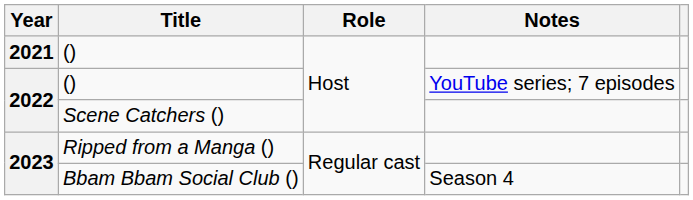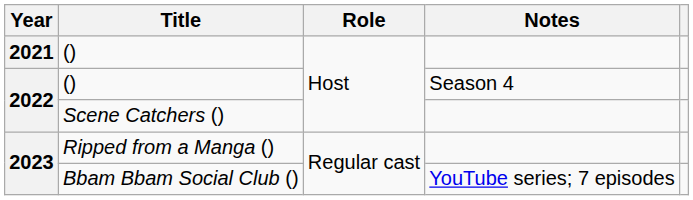(552, 83) YouTube series; 7 episodes -> (472, 83) Season 4
(472, 178) Season 4 -> (552, 178) YouTube series; 7 episodes
